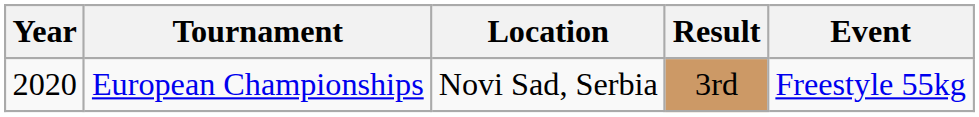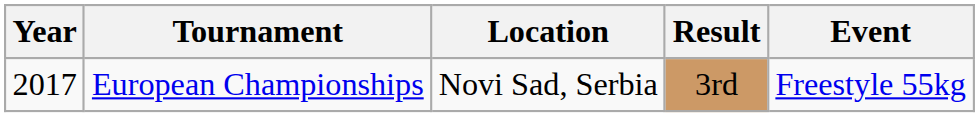(45, 84) 2020 -> (45, 84) 2017
